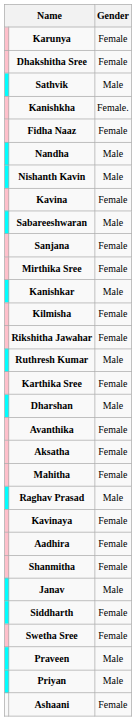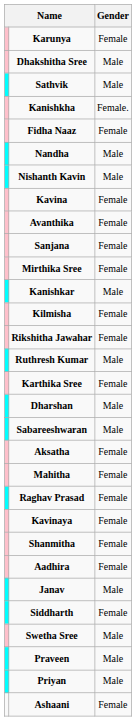(113, 61) Female -> (113, 61) Male
rows swapped: (52, 429) <-> (52, 222)
(113, 497) Male -> (113, 497) Female
rows swapped: (52, 566) <-> (52, 543)
(113, 635) Female -> (113, 635) Male
